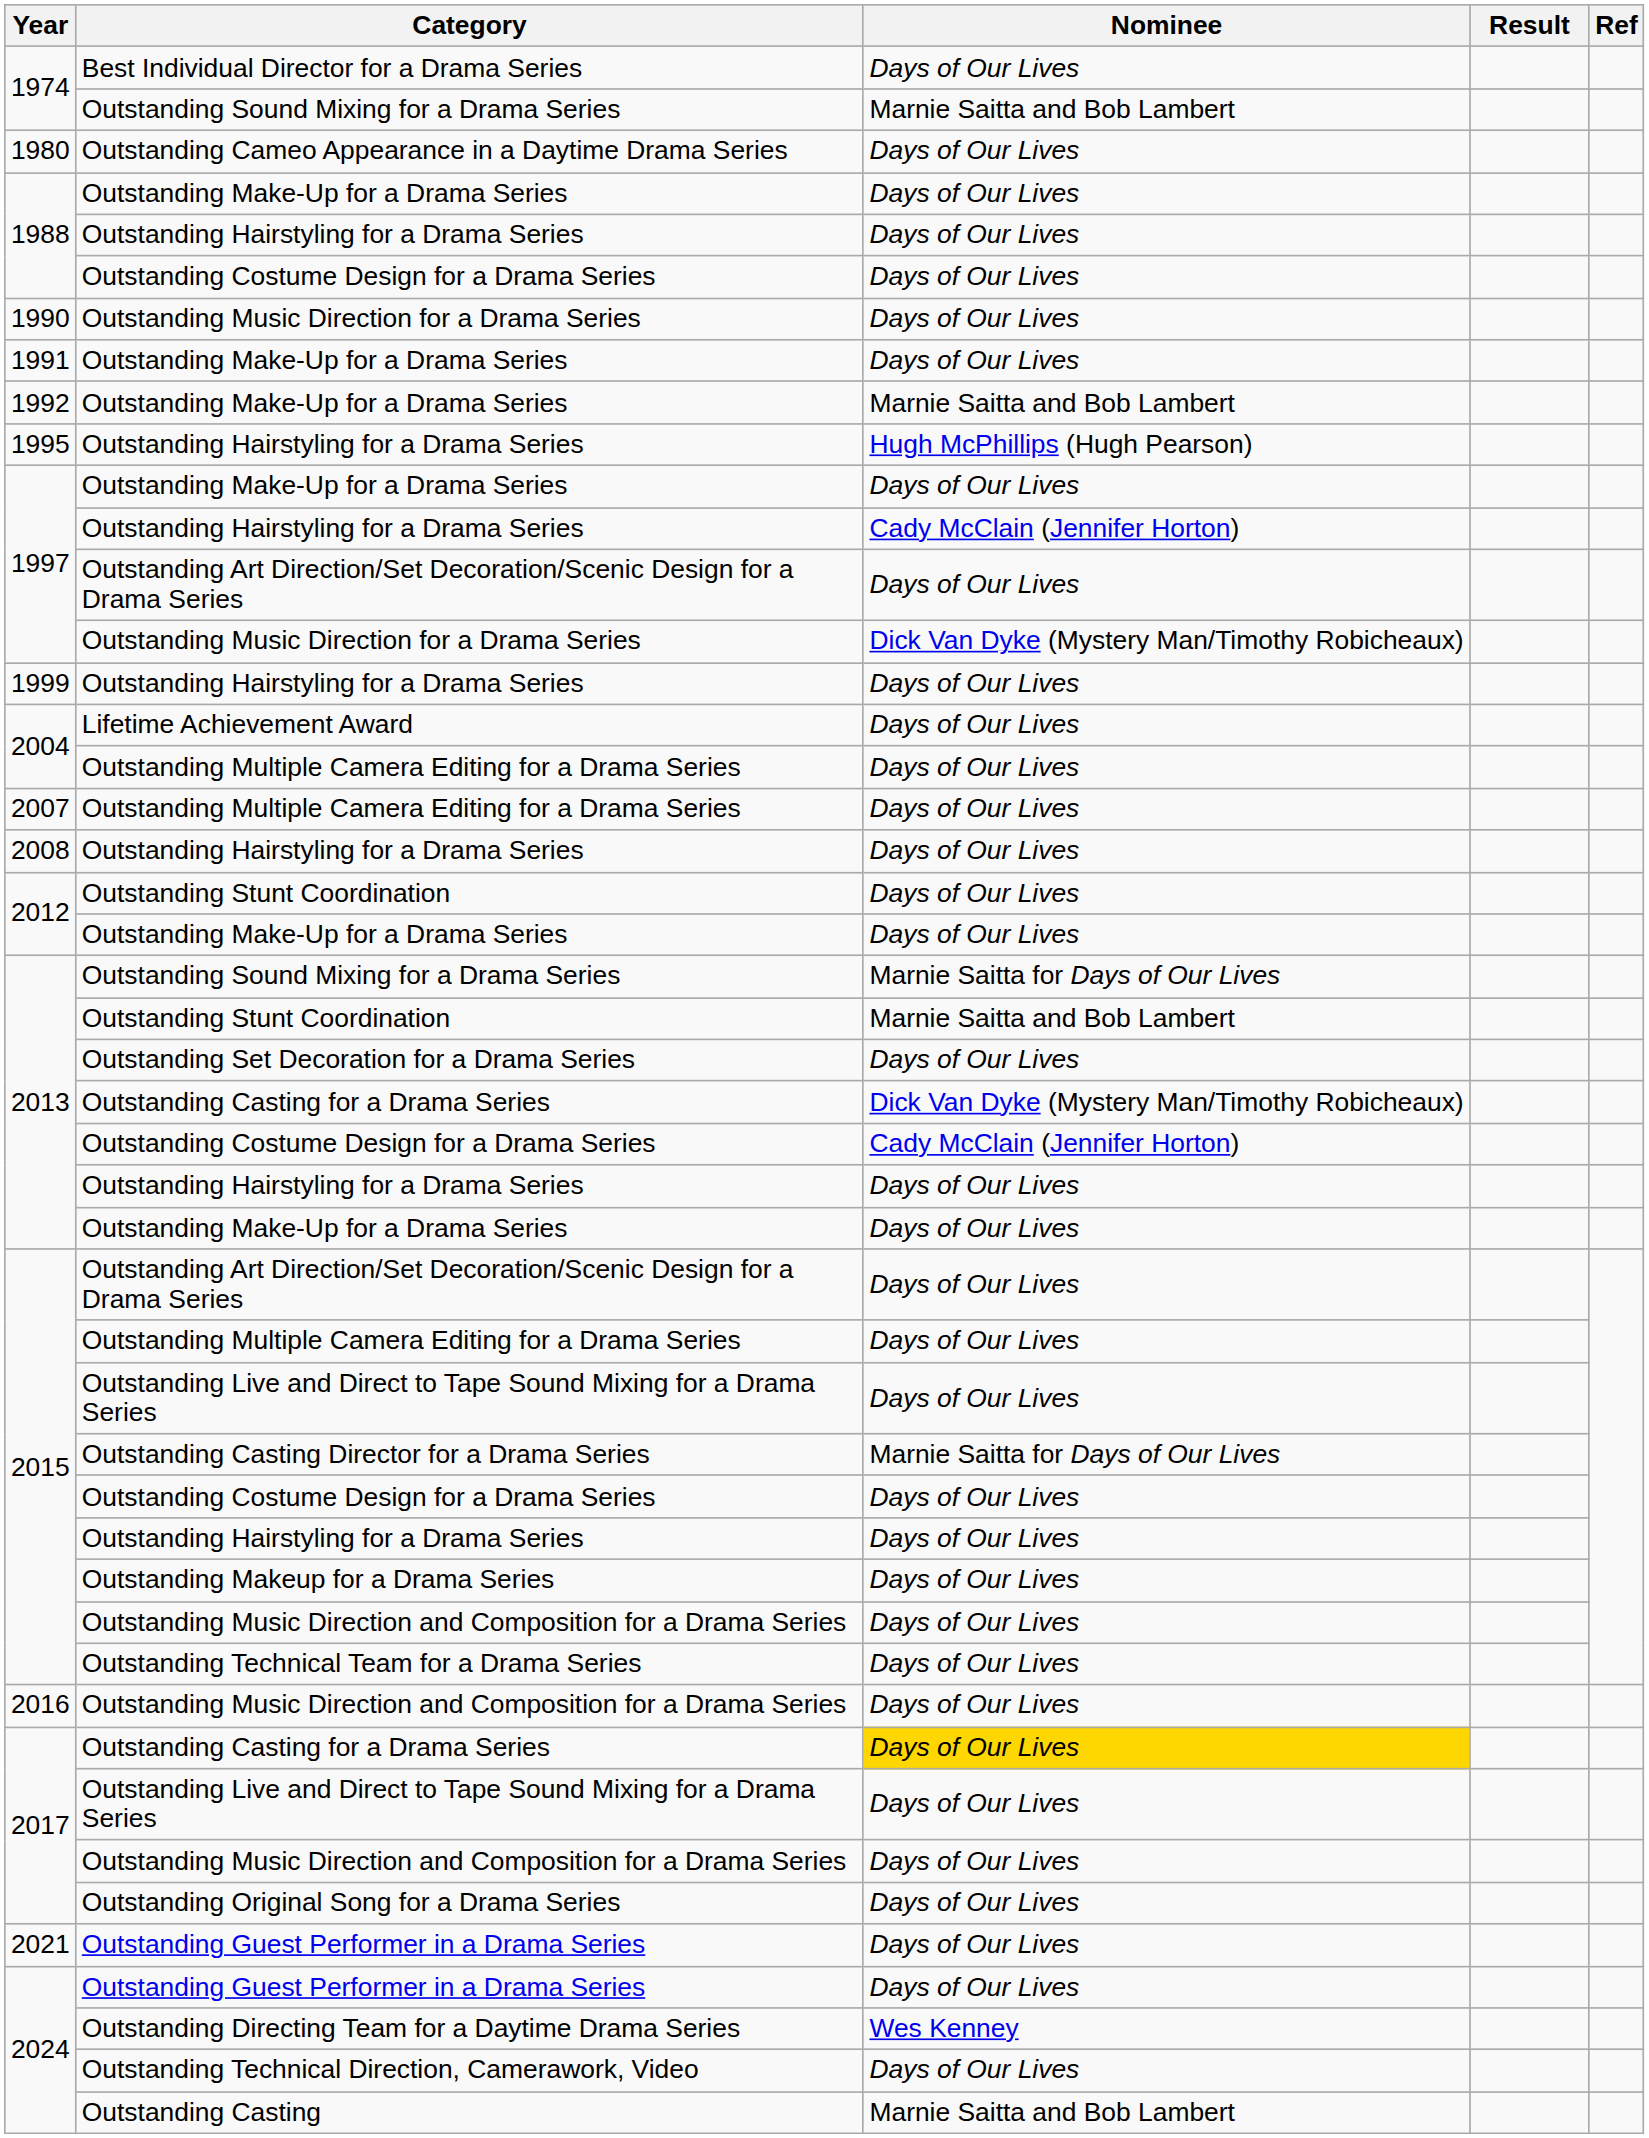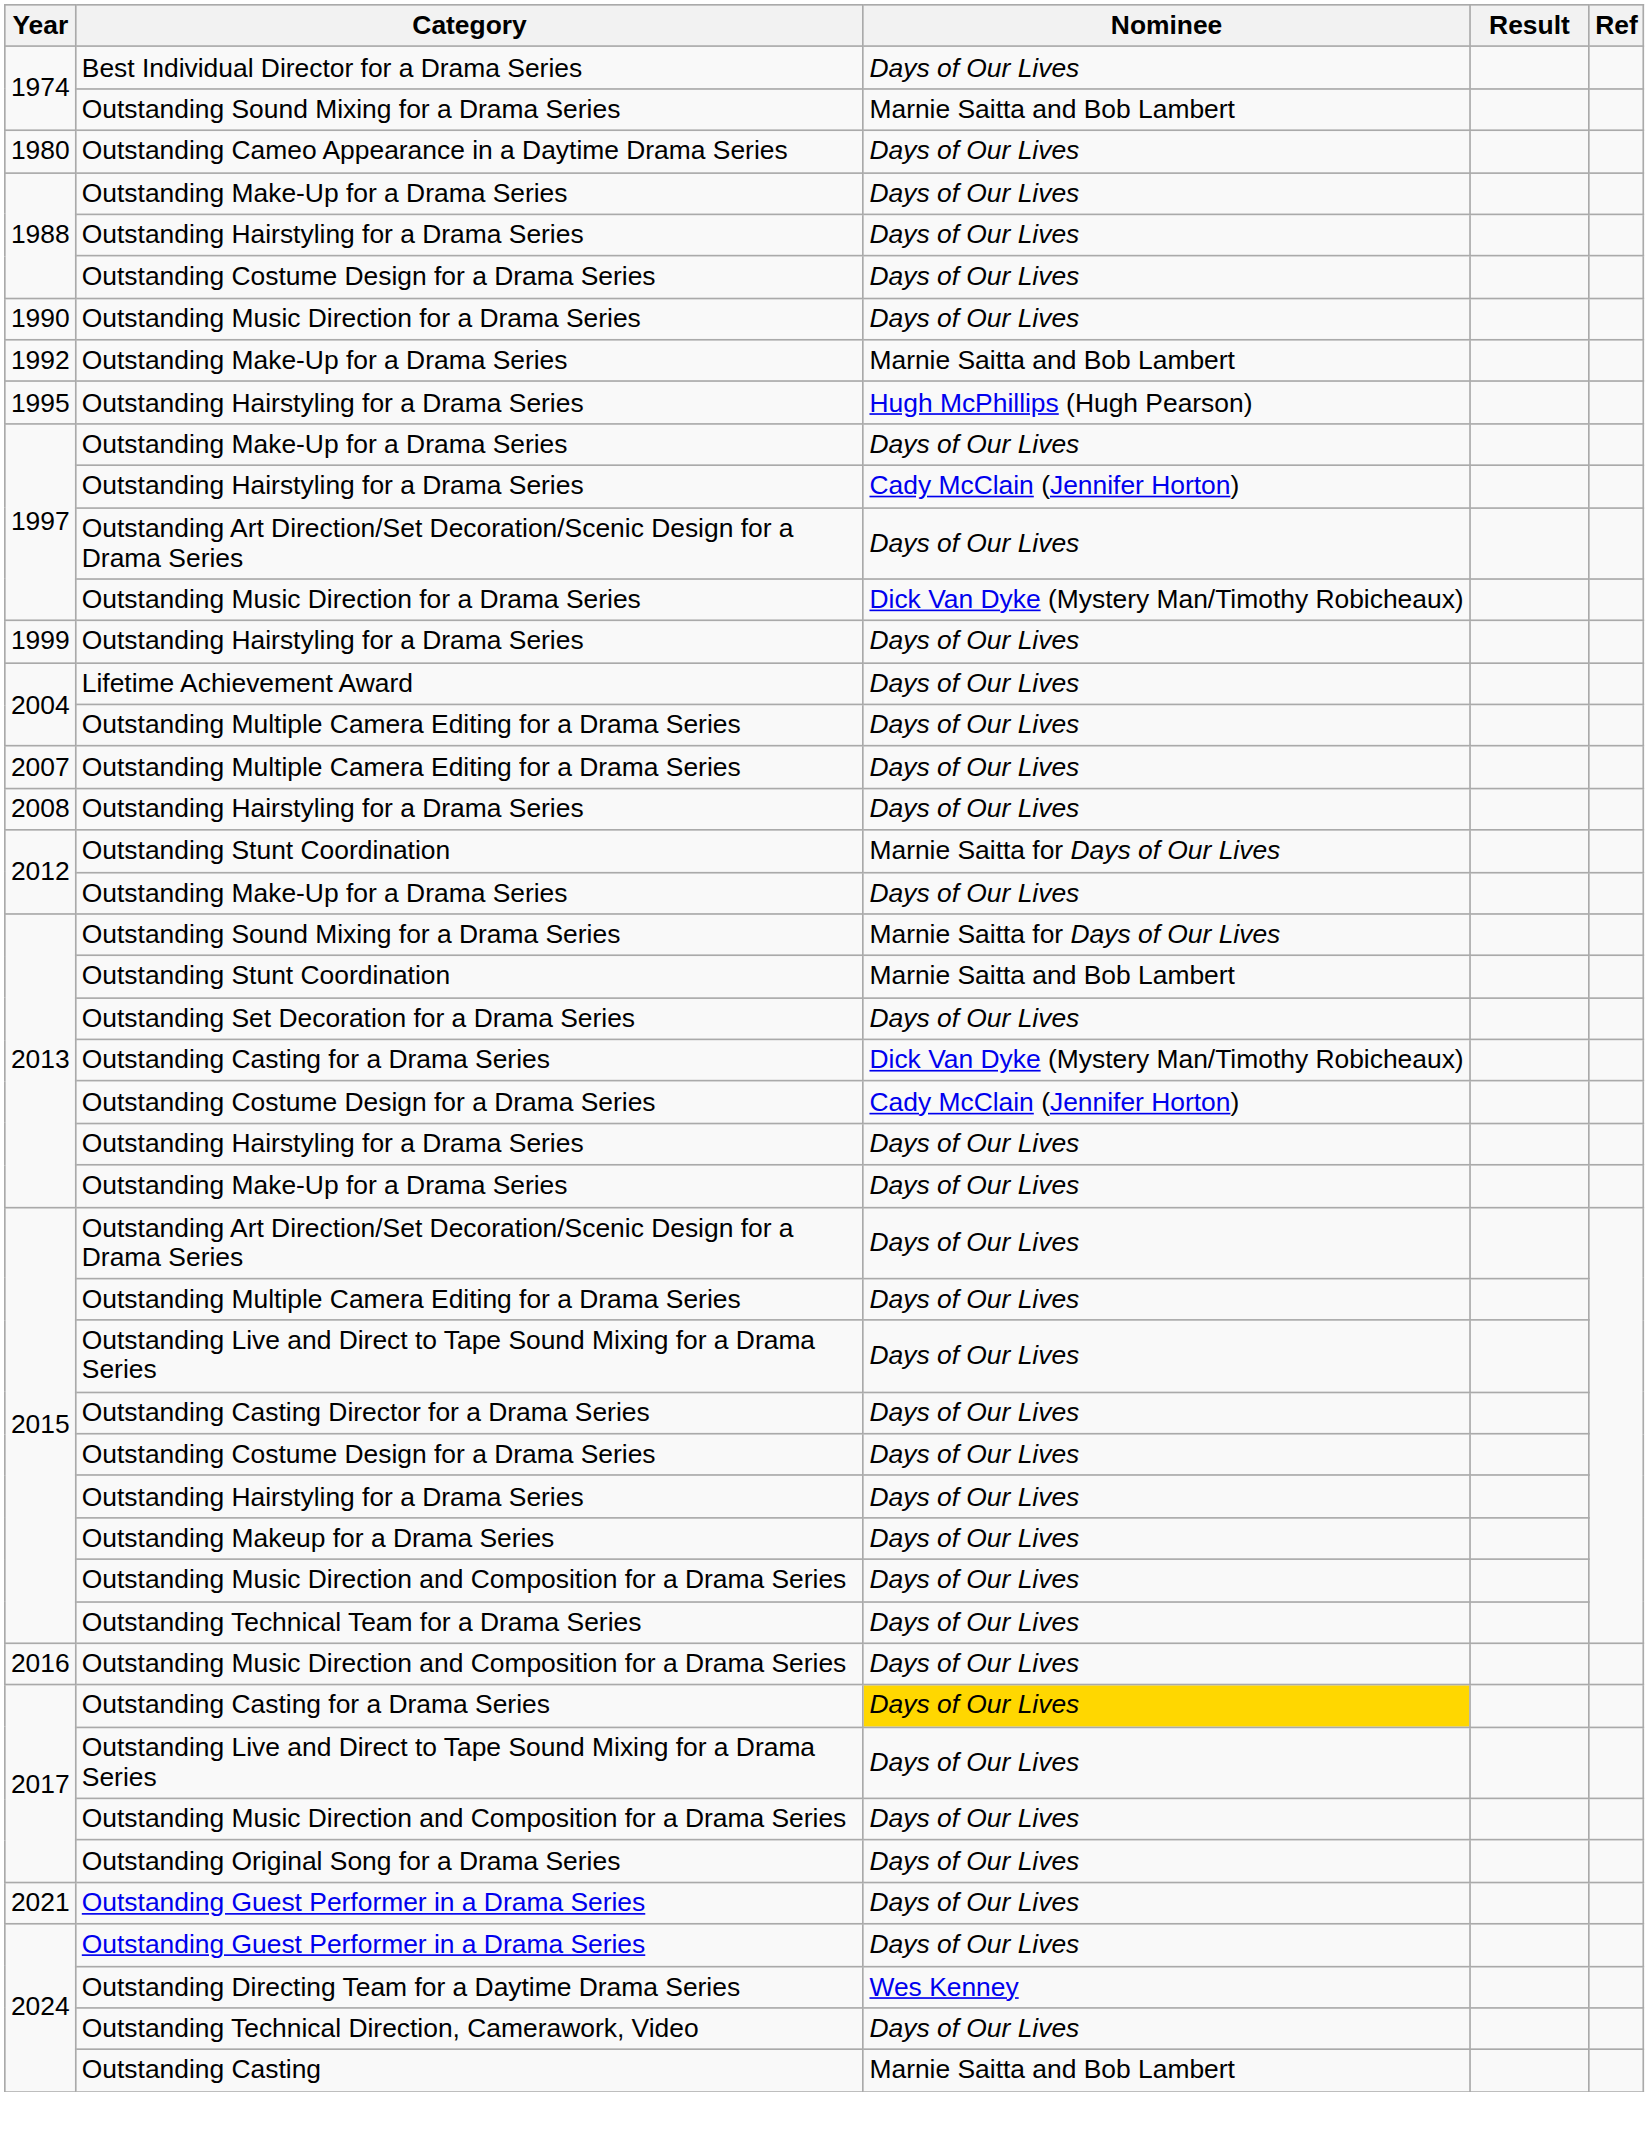- row: (40, 360)
(974, 892) Days of Our Lives -> (1075, 850) Marnie Saitta for Days of Our Lives
(1075, 1454) Marnie Saitta for Days of Our Lives -> (974, 1412) Days of Our Lives
